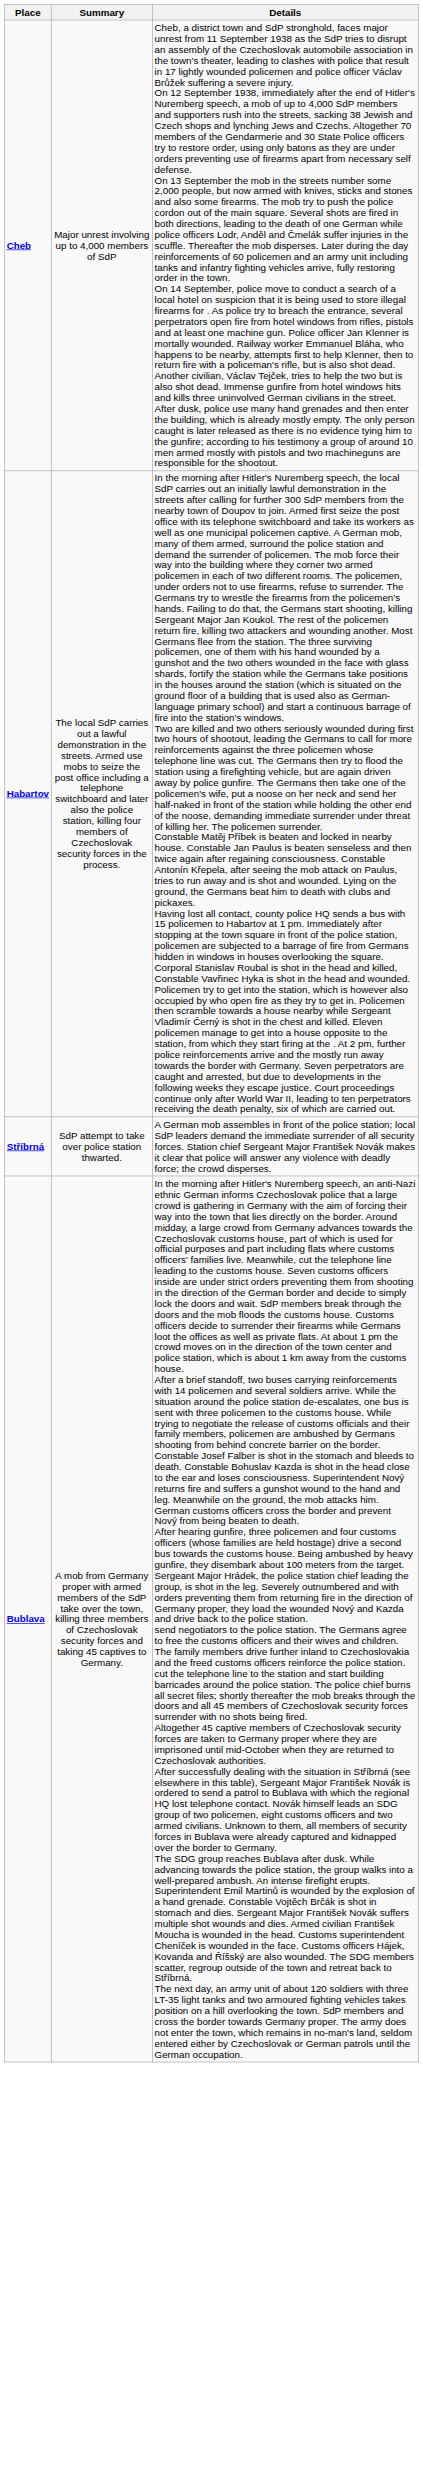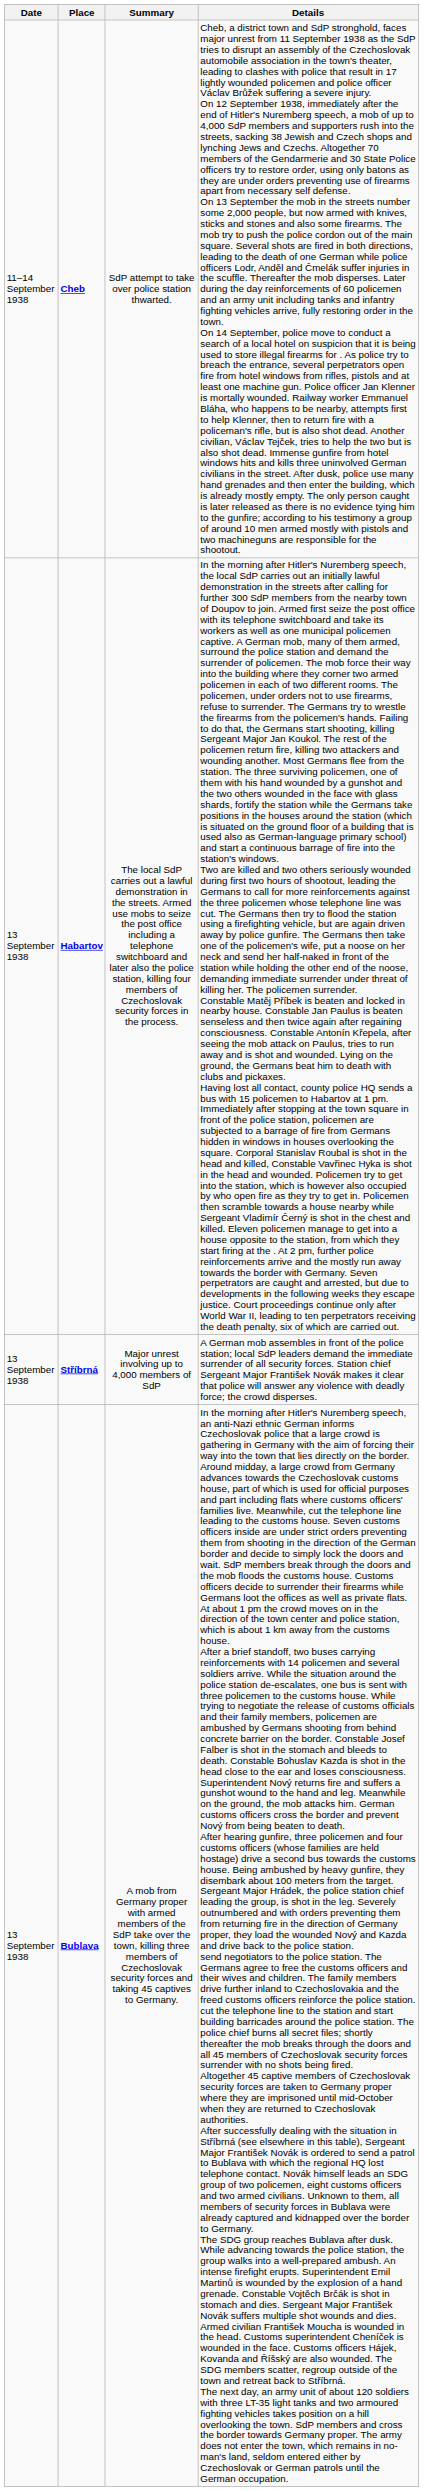+ column: (31, 12)
(102, 246) Major unrest involving up to 4,000 members of SdP -> (152, 289) SdP attempt to take over police station thwarted.
(102, 1147) SdP attempt to take over police station thwarted. -> (152, 1370) Major unrest involving up to 4,000 members of SdP
